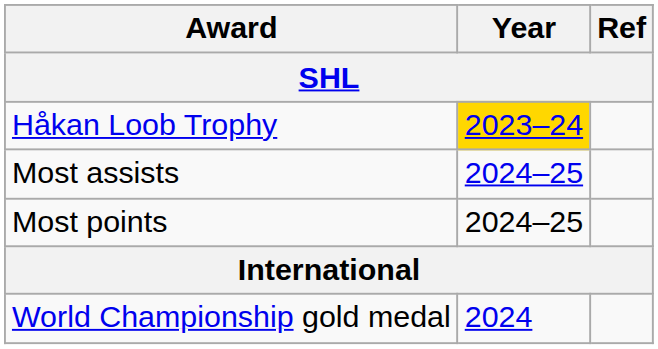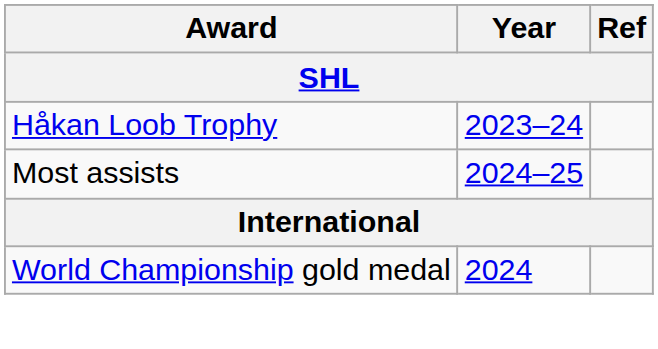(524, 125) gold background -> (524, 125) no background
- row: (90, 221)
